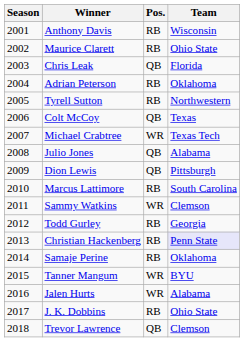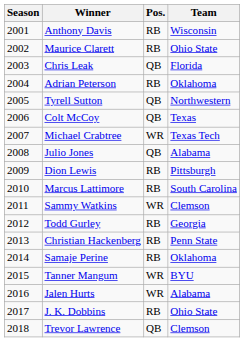(153, 100) RB -> (154, 100) QB
(154, 170) QB -> (153, 170) RB
(194, 240) lavender background -> (194, 240) no background
